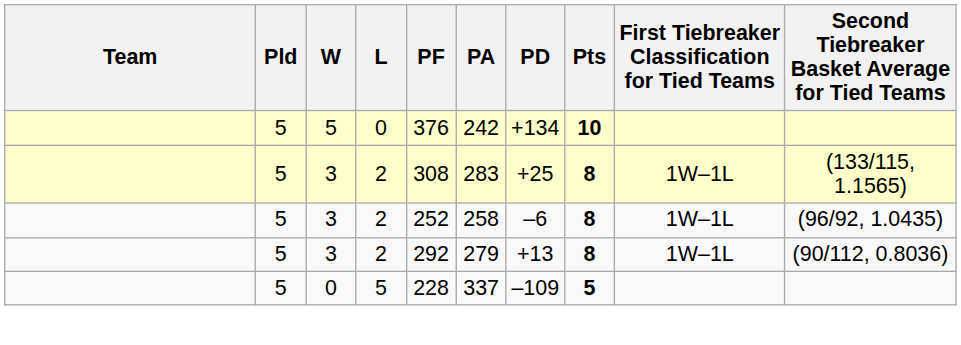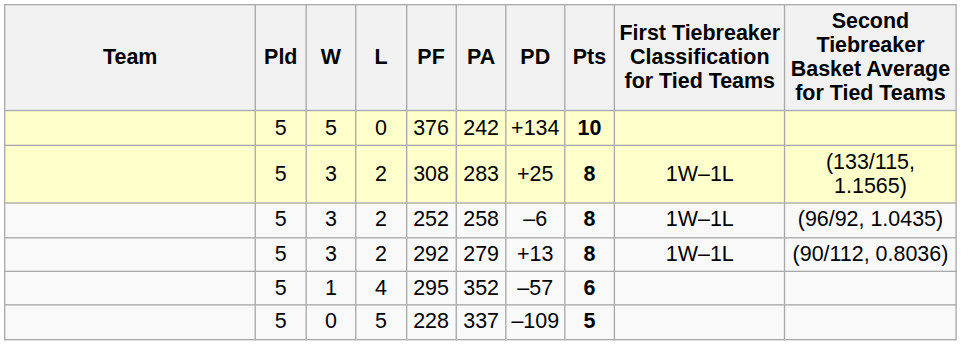+ row: (331, 287)
